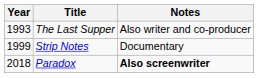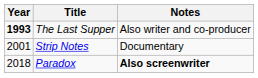(19, 30) normal -> (19, 30) bold
(19, 47) 1999 -> (19, 47) 2001
